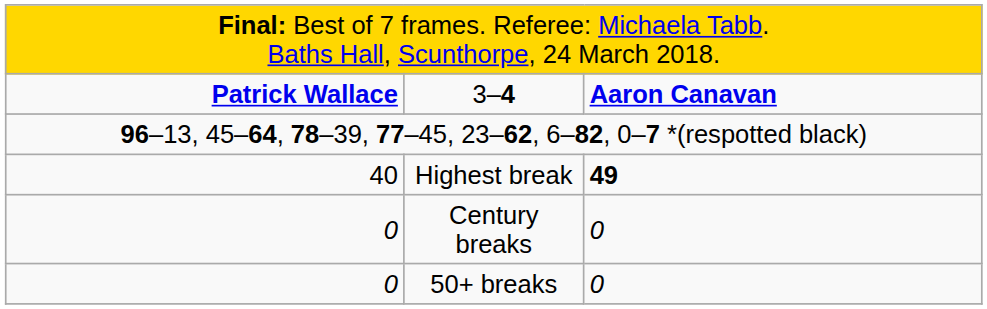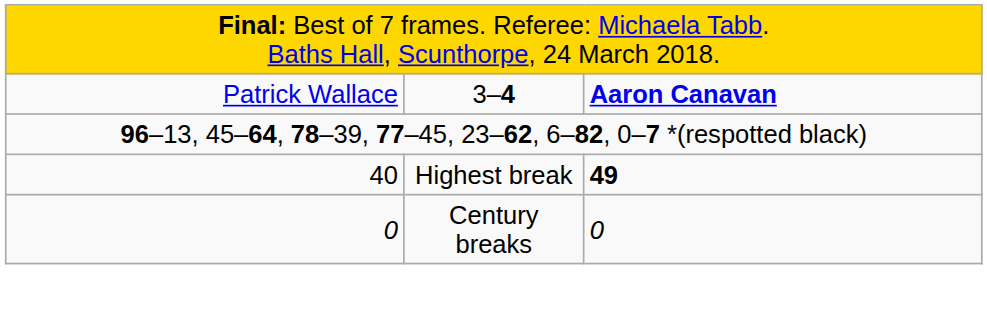(305, 94) bold -> (310, 94) normal
- row: (494, 284)
